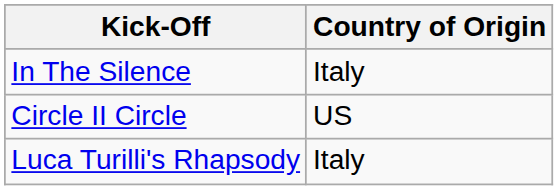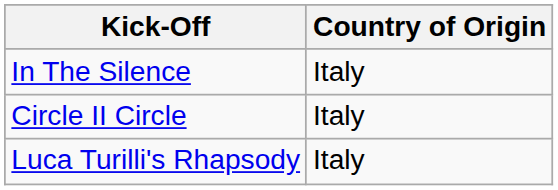(333, 116) US -> (339, 116) Italy
